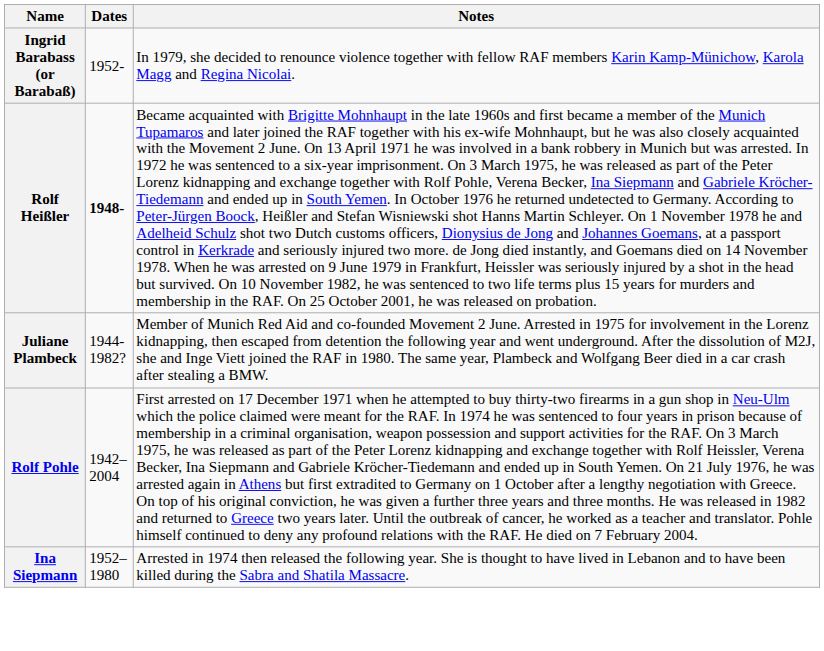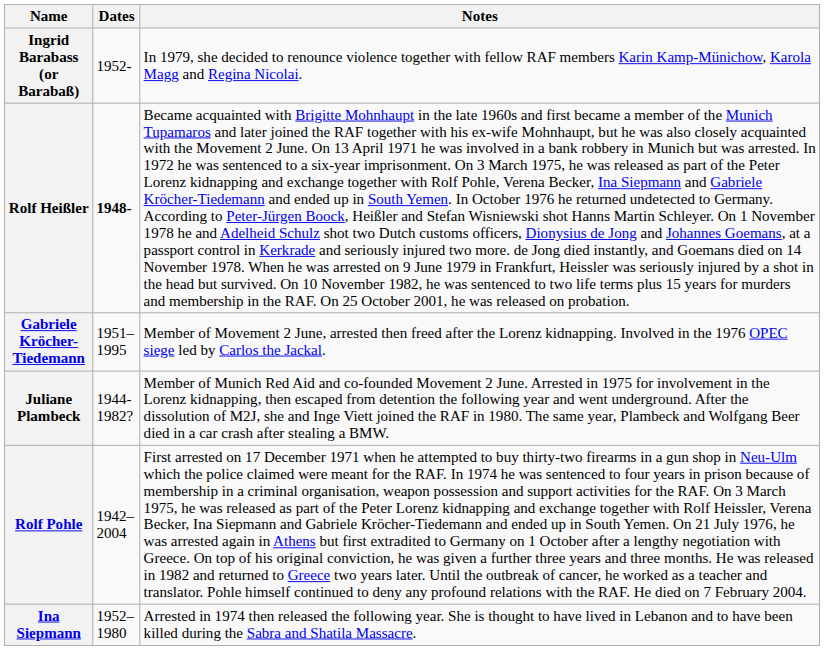+ row: (49, 341)
